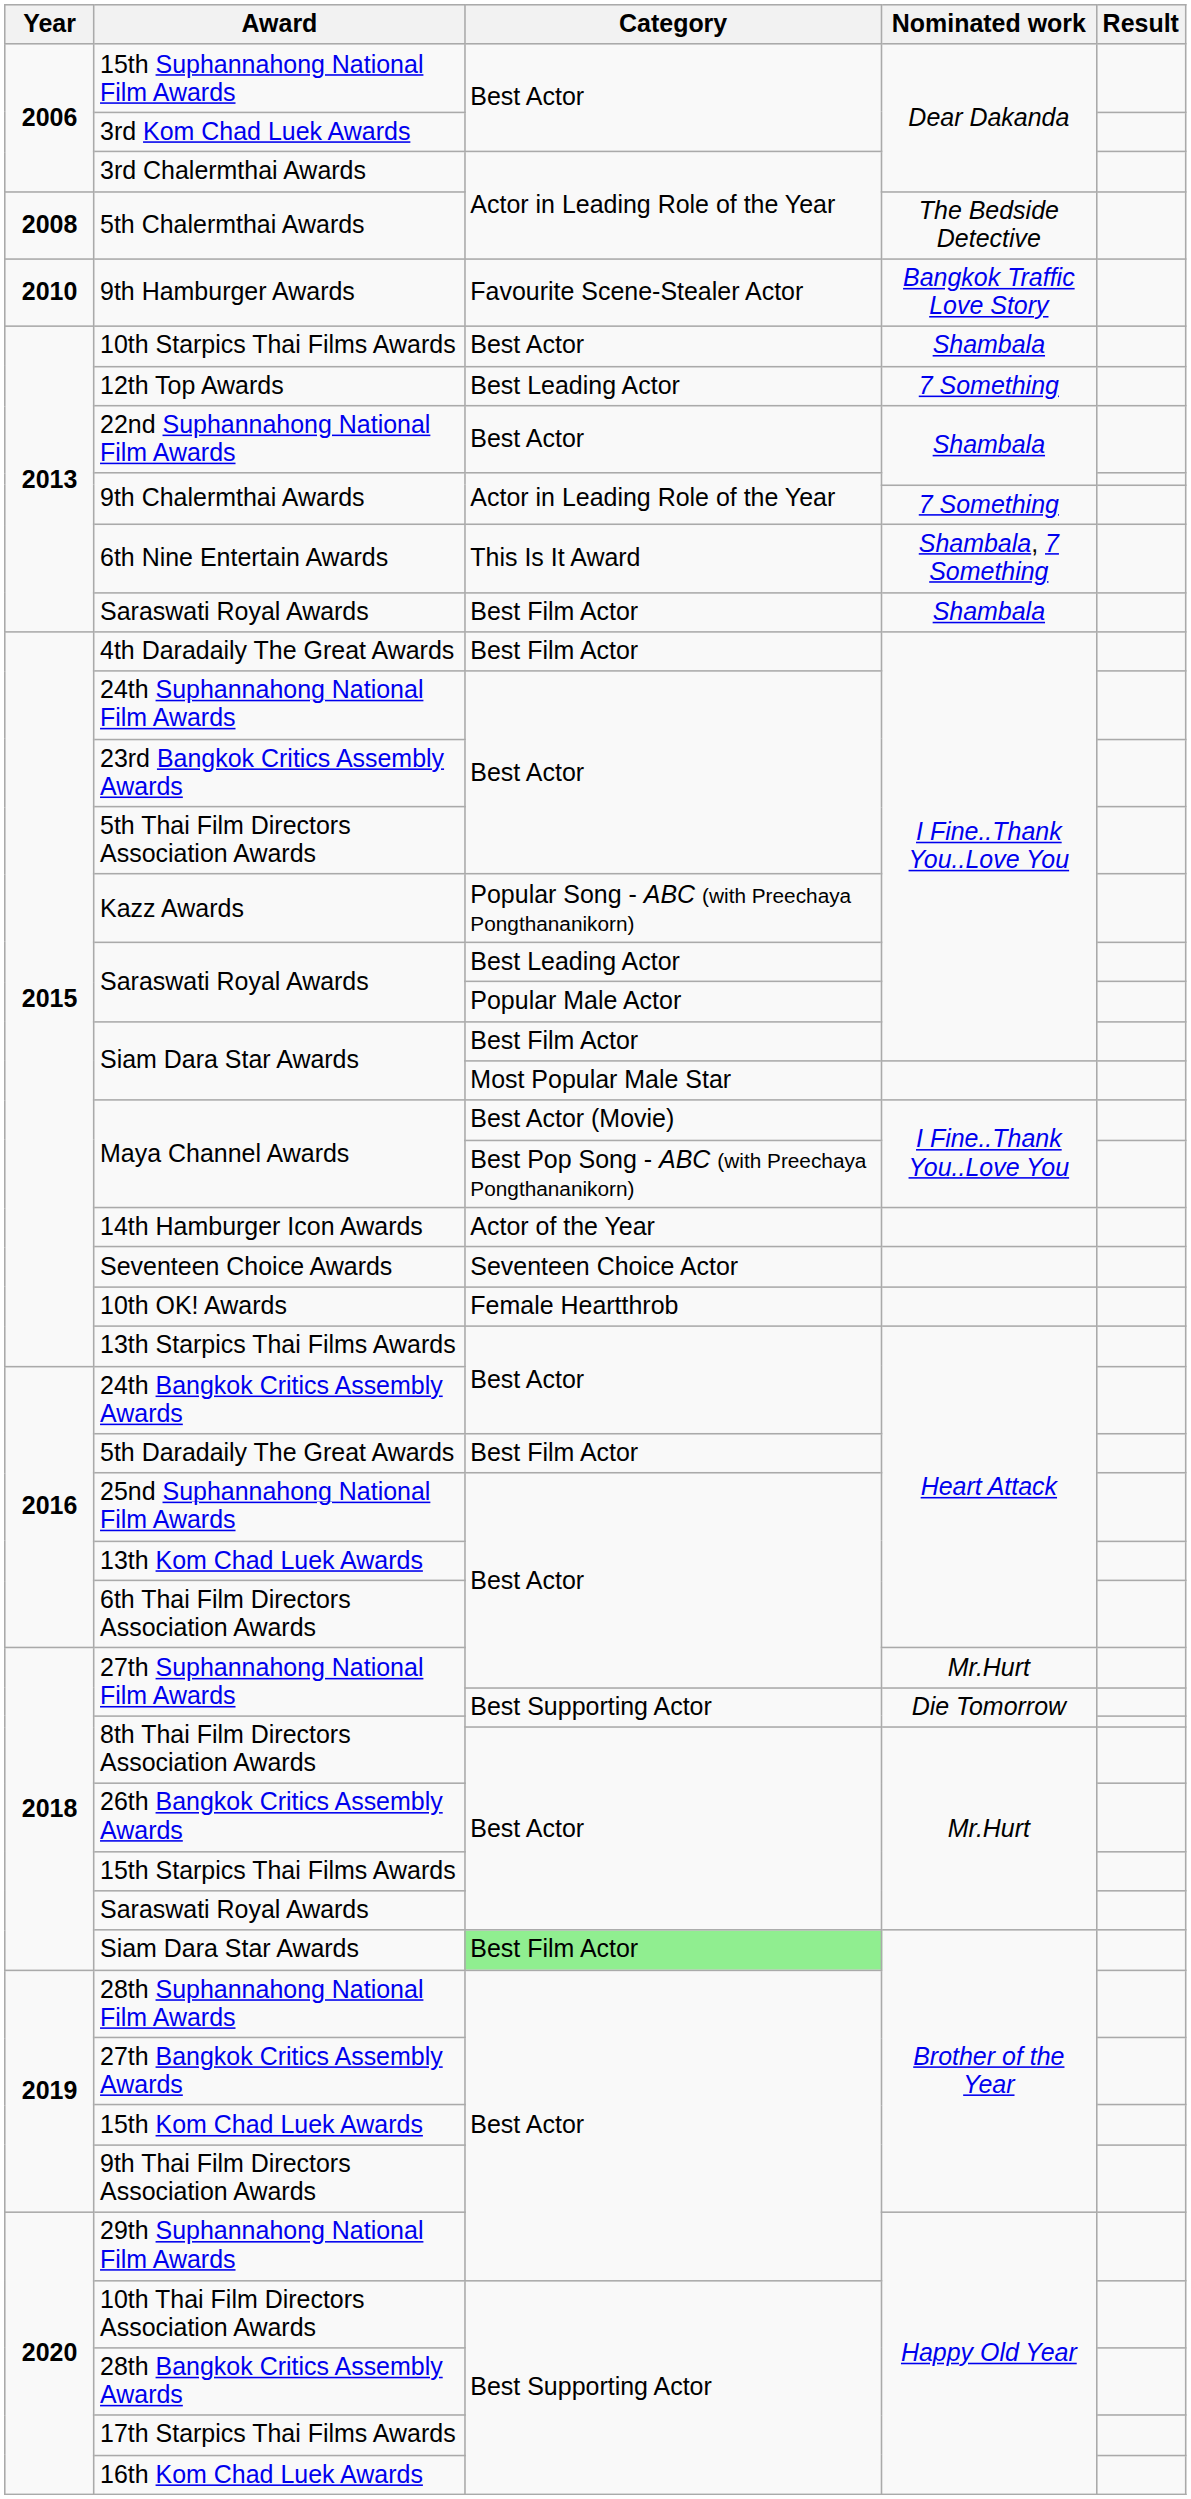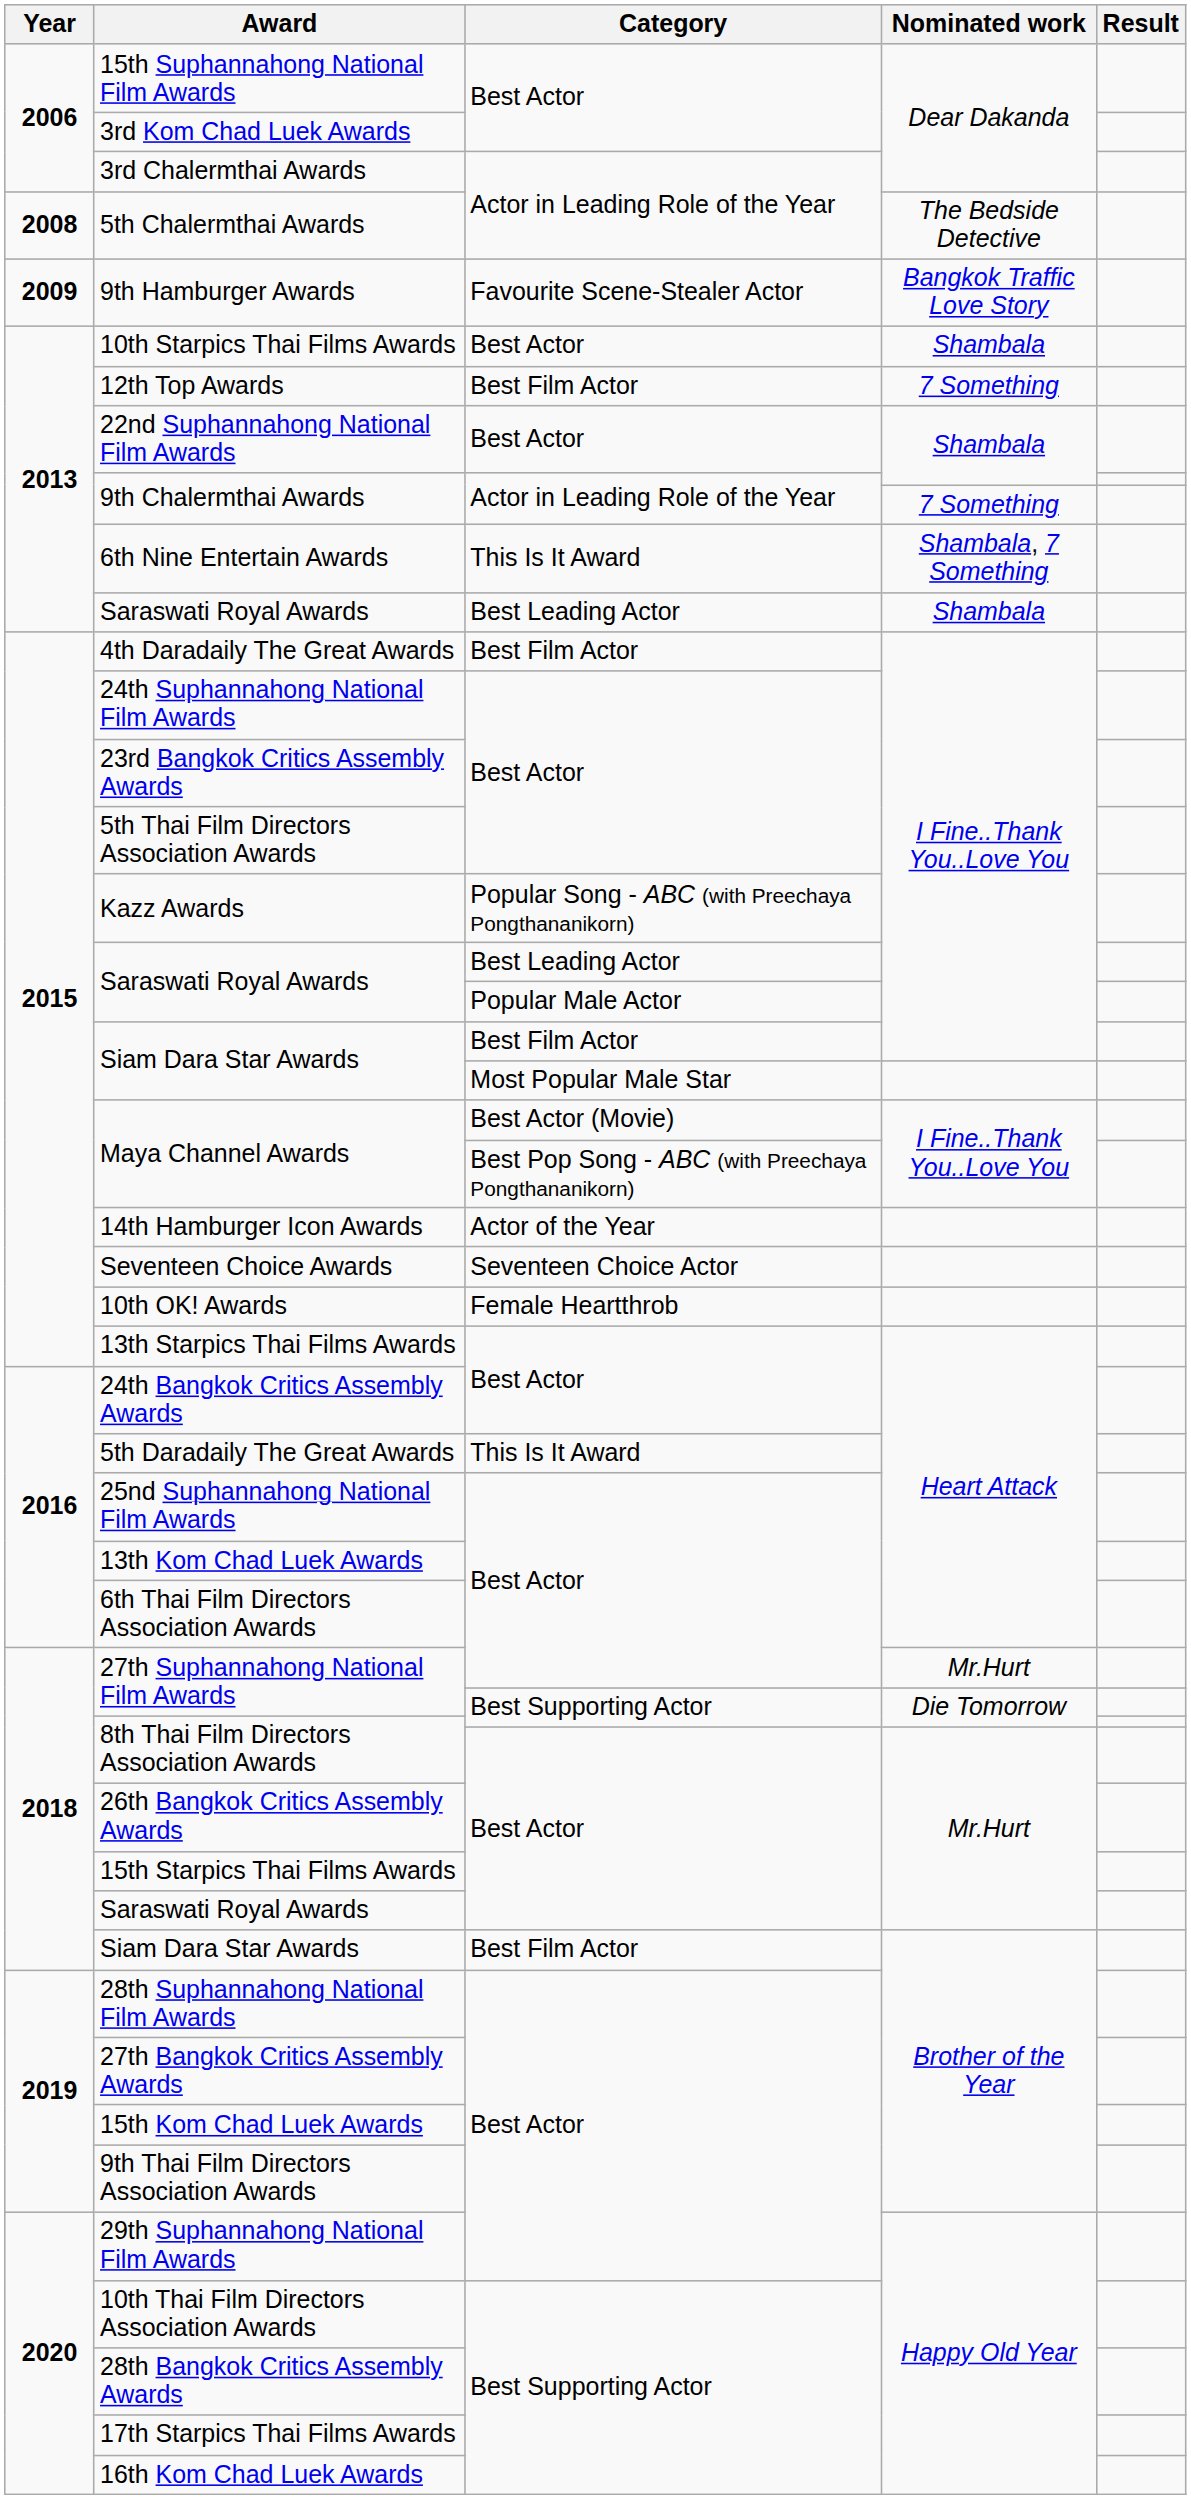(50, 292) 2010 -> (50, 292) 2009
(575, 385) Best Leading Actor -> (554, 385) Best Film Actor
(554, 611) Best Film Actor -> (575, 611) Best Leading Actor
(554, 1453) Best Film Actor -> (555, 1453) This Is It Award
(554, 1949) lightgreen background -> (554, 1949) no background
